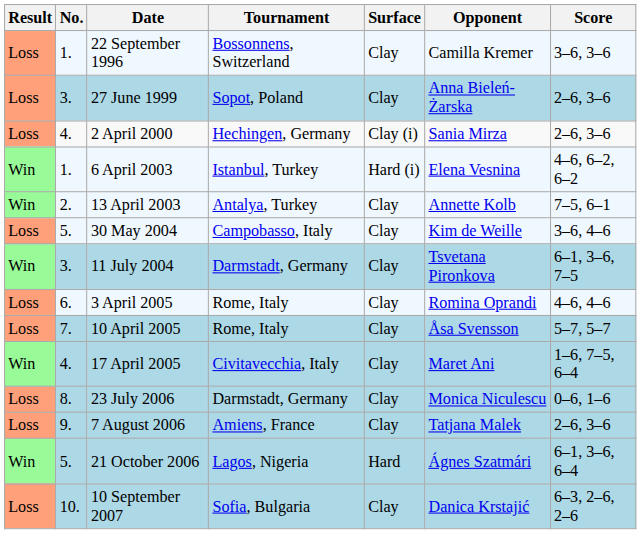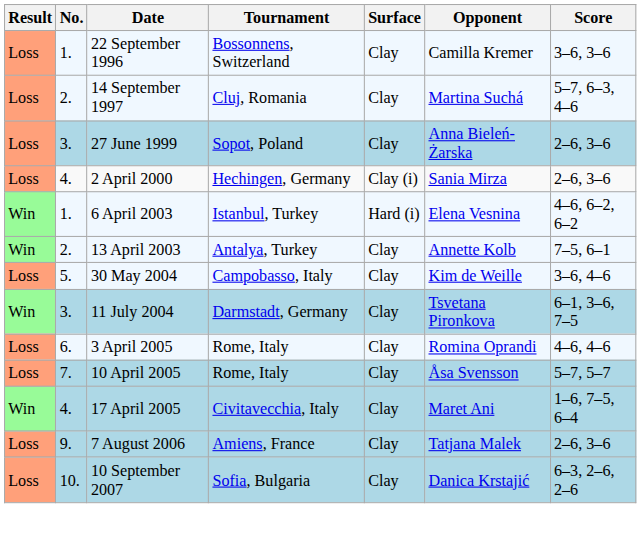+ row: (135, 97)
- row: (133, 398)
- row: (145, 460)
